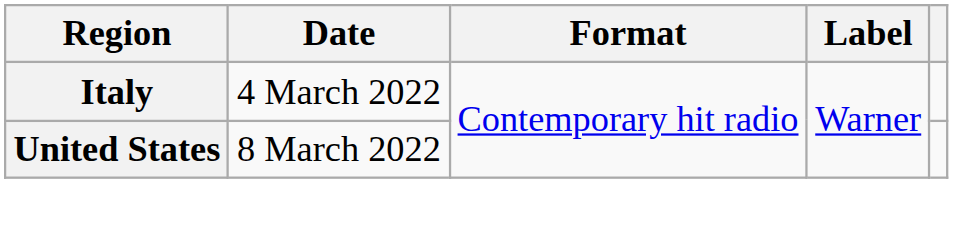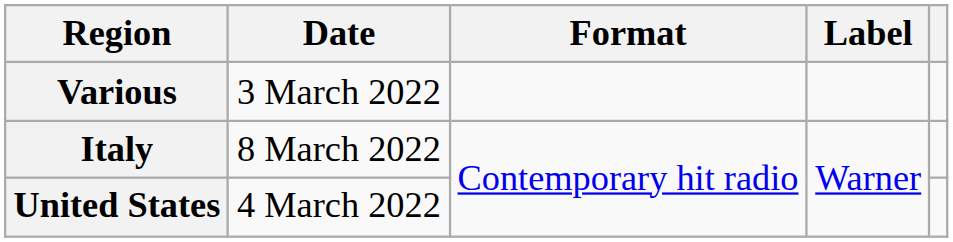+ row: (117, 90)
(339, 90) 4 March 2022 -> (339, 148) 8 March 2022
(339, 148) 8 March 2022 -> (339, 206) 4 March 2022
